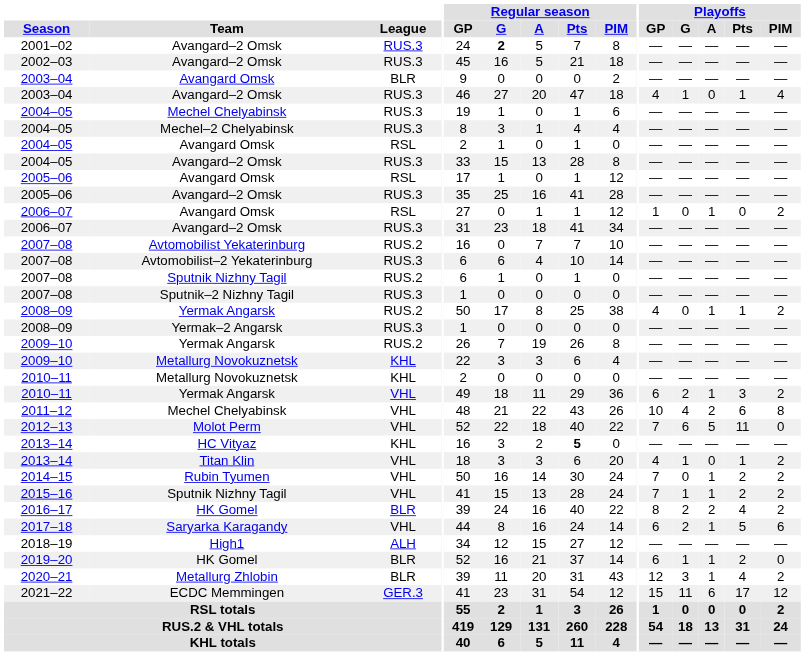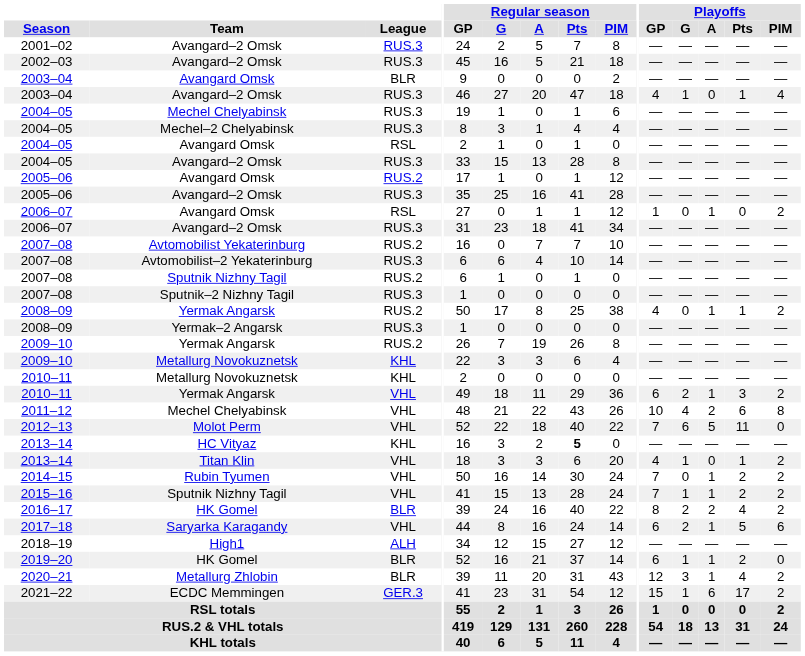(501, 45) bold -> (501, 45) normal
(403, 178) RSL -> (403, 178) RUS.2
(685, 593) 11 -> (685, 593) 1
(781, 593) 12 -> (781, 593) 2
